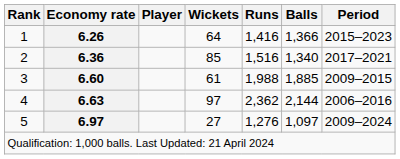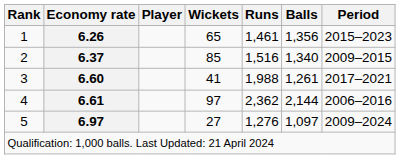(214, 36) 64 -> (214, 36) 65
(262, 36) 1,416 -> (262, 36) 1,461
(302, 36) 1,366 -> (302, 36) 1,356
(91, 57) 6.36 -> (91, 57) 6.37
(358, 57) 2017–2021 -> (358, 57) 2009–2015
(214, 79) 61 -> (214, 79) 41
(302, 79) 1,885 -> (302, 79) 1,261
(358, 79) 2009–2015 -> (358, 79) 2017–2021
(91, 100) 6.63 -> (91, 100) 6.61
